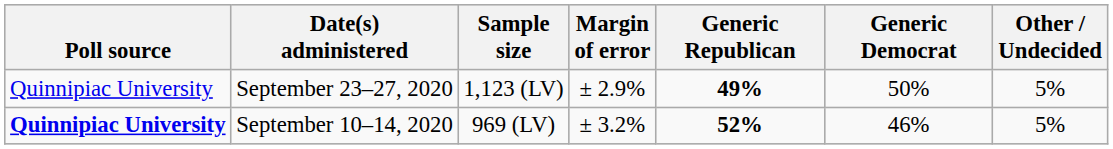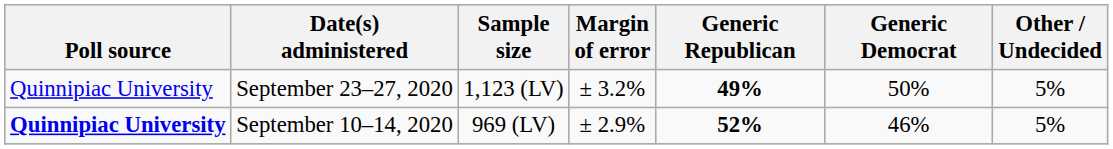(612, 88) ± 2.9% -> (612, 88) ± 3.2%
(612, 125) ± 3.2% -> (612, 125) ± 2.9%
